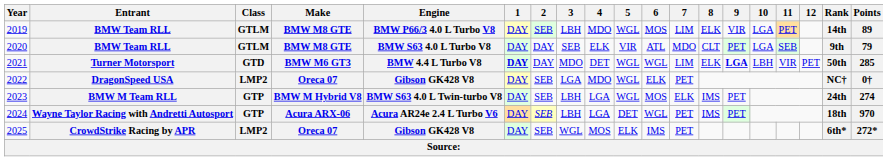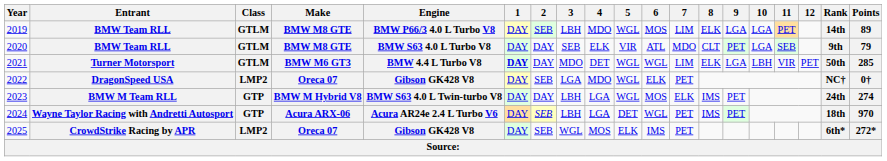(737, 29) VIR -> (736, 29) LGA
(253, 62) GTD -> (253, 62) GTLM
(737, 62) bold -> (736, 62) normal
(544, 96) SEB -> (544, 96) DAY
